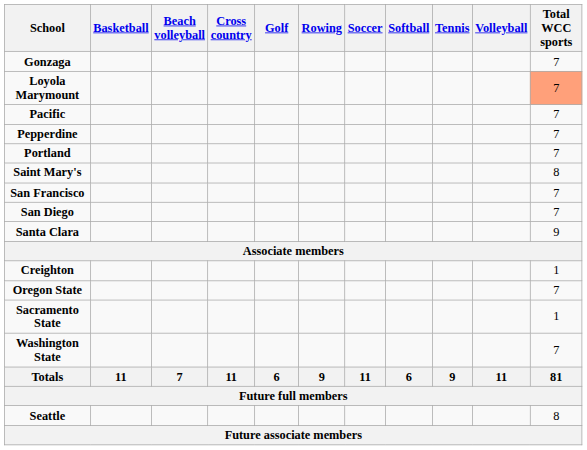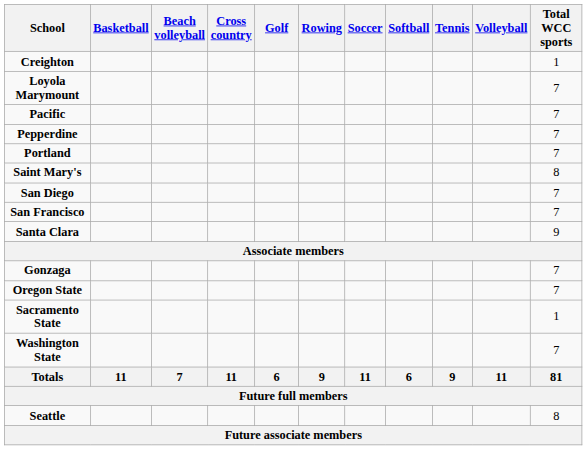rows swapped: (47, 61) <-> (47, 270)
(556, 87) lightsalmon background -> (556, 87) no background
rows swapped: (47, 212) <-> (47, 192)
